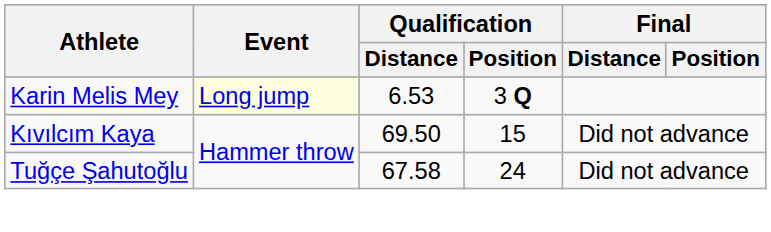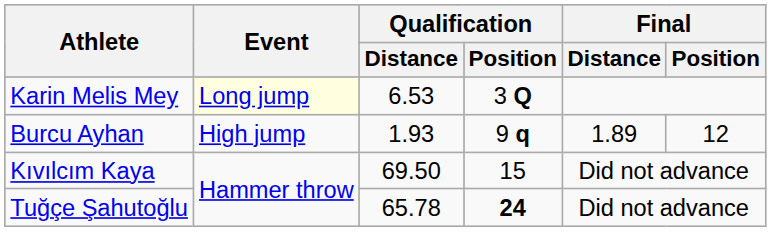+ row: (77, 134)
(411, 171) 67.58 -> (411, 208) 65.78
(513, 171) normal -> (513, 208) bold
